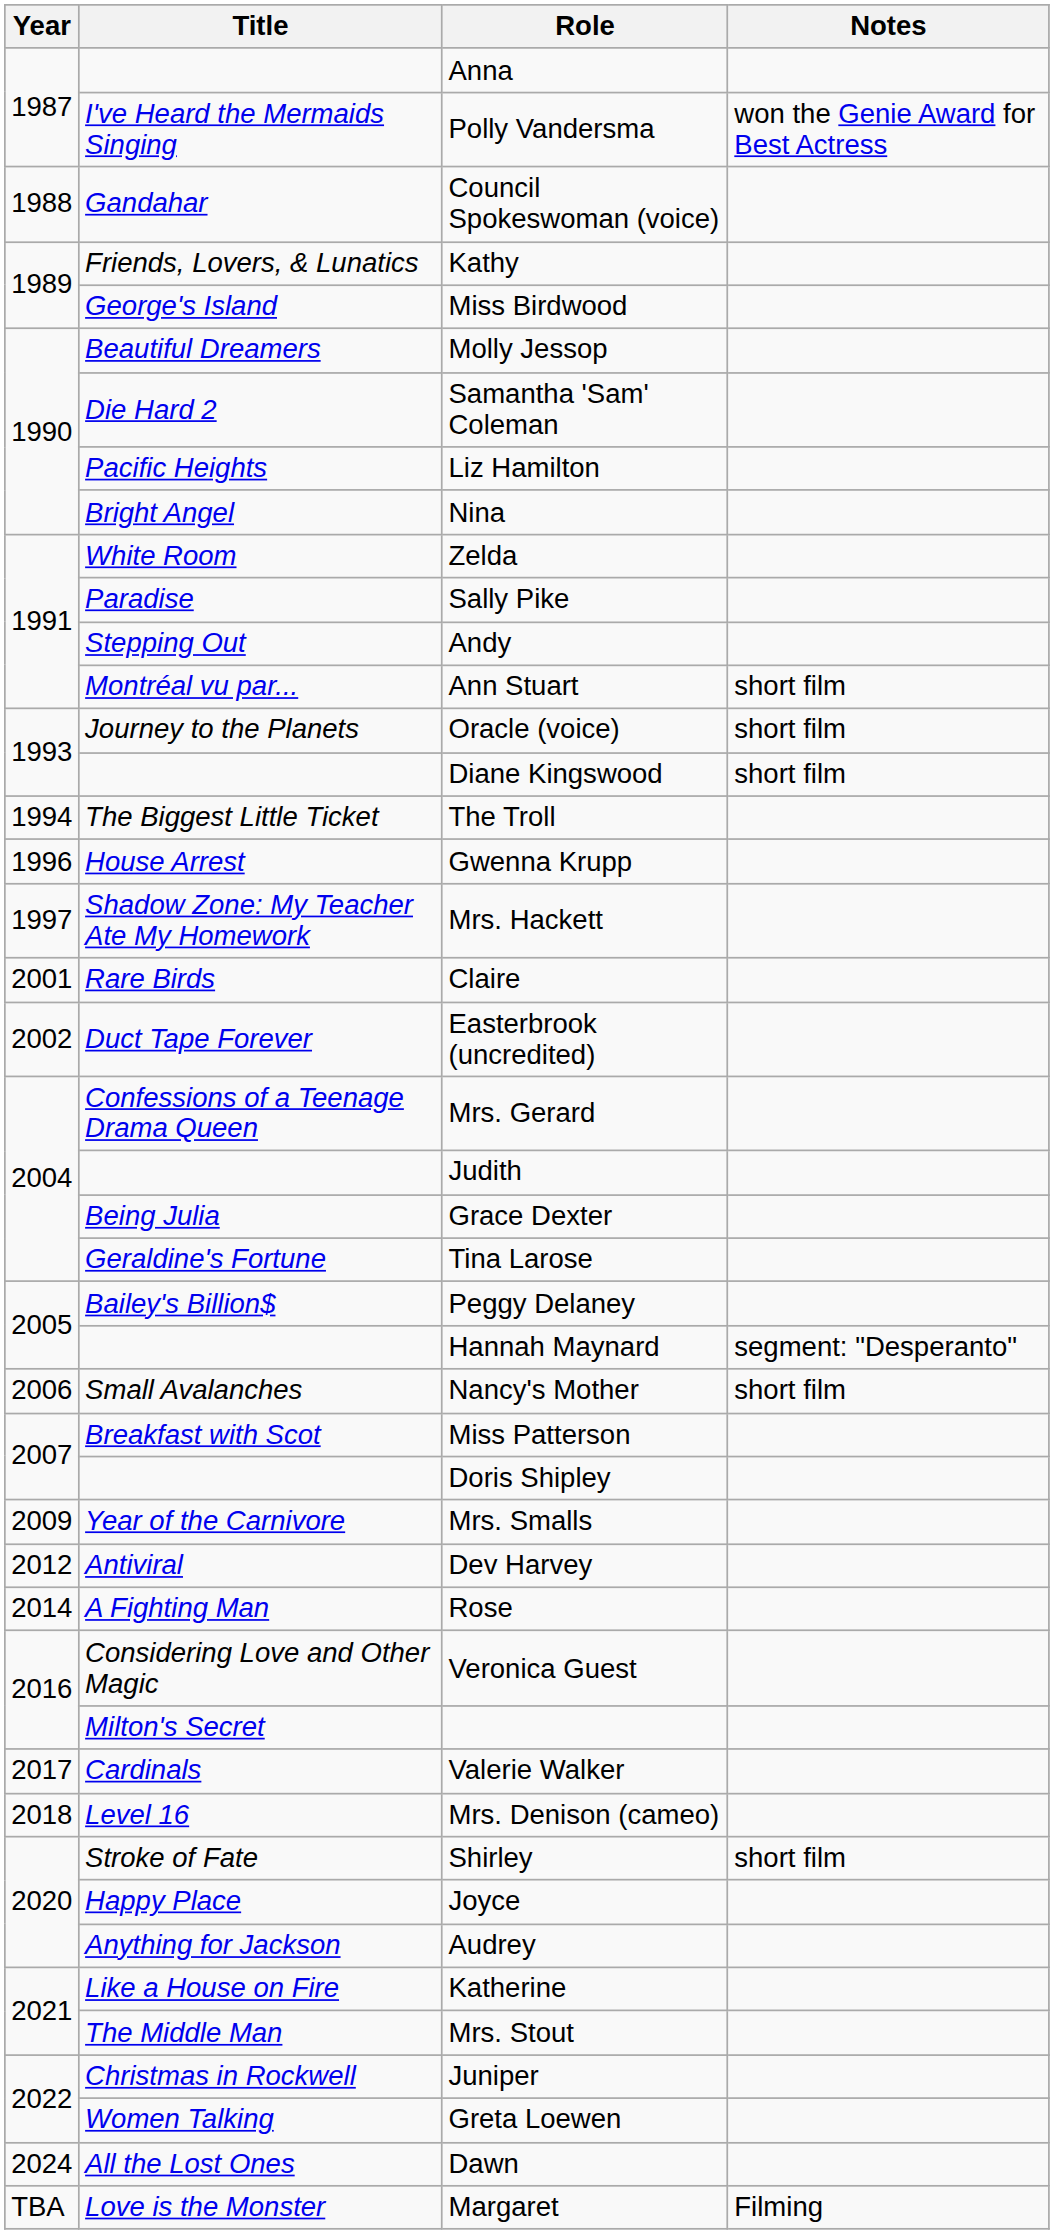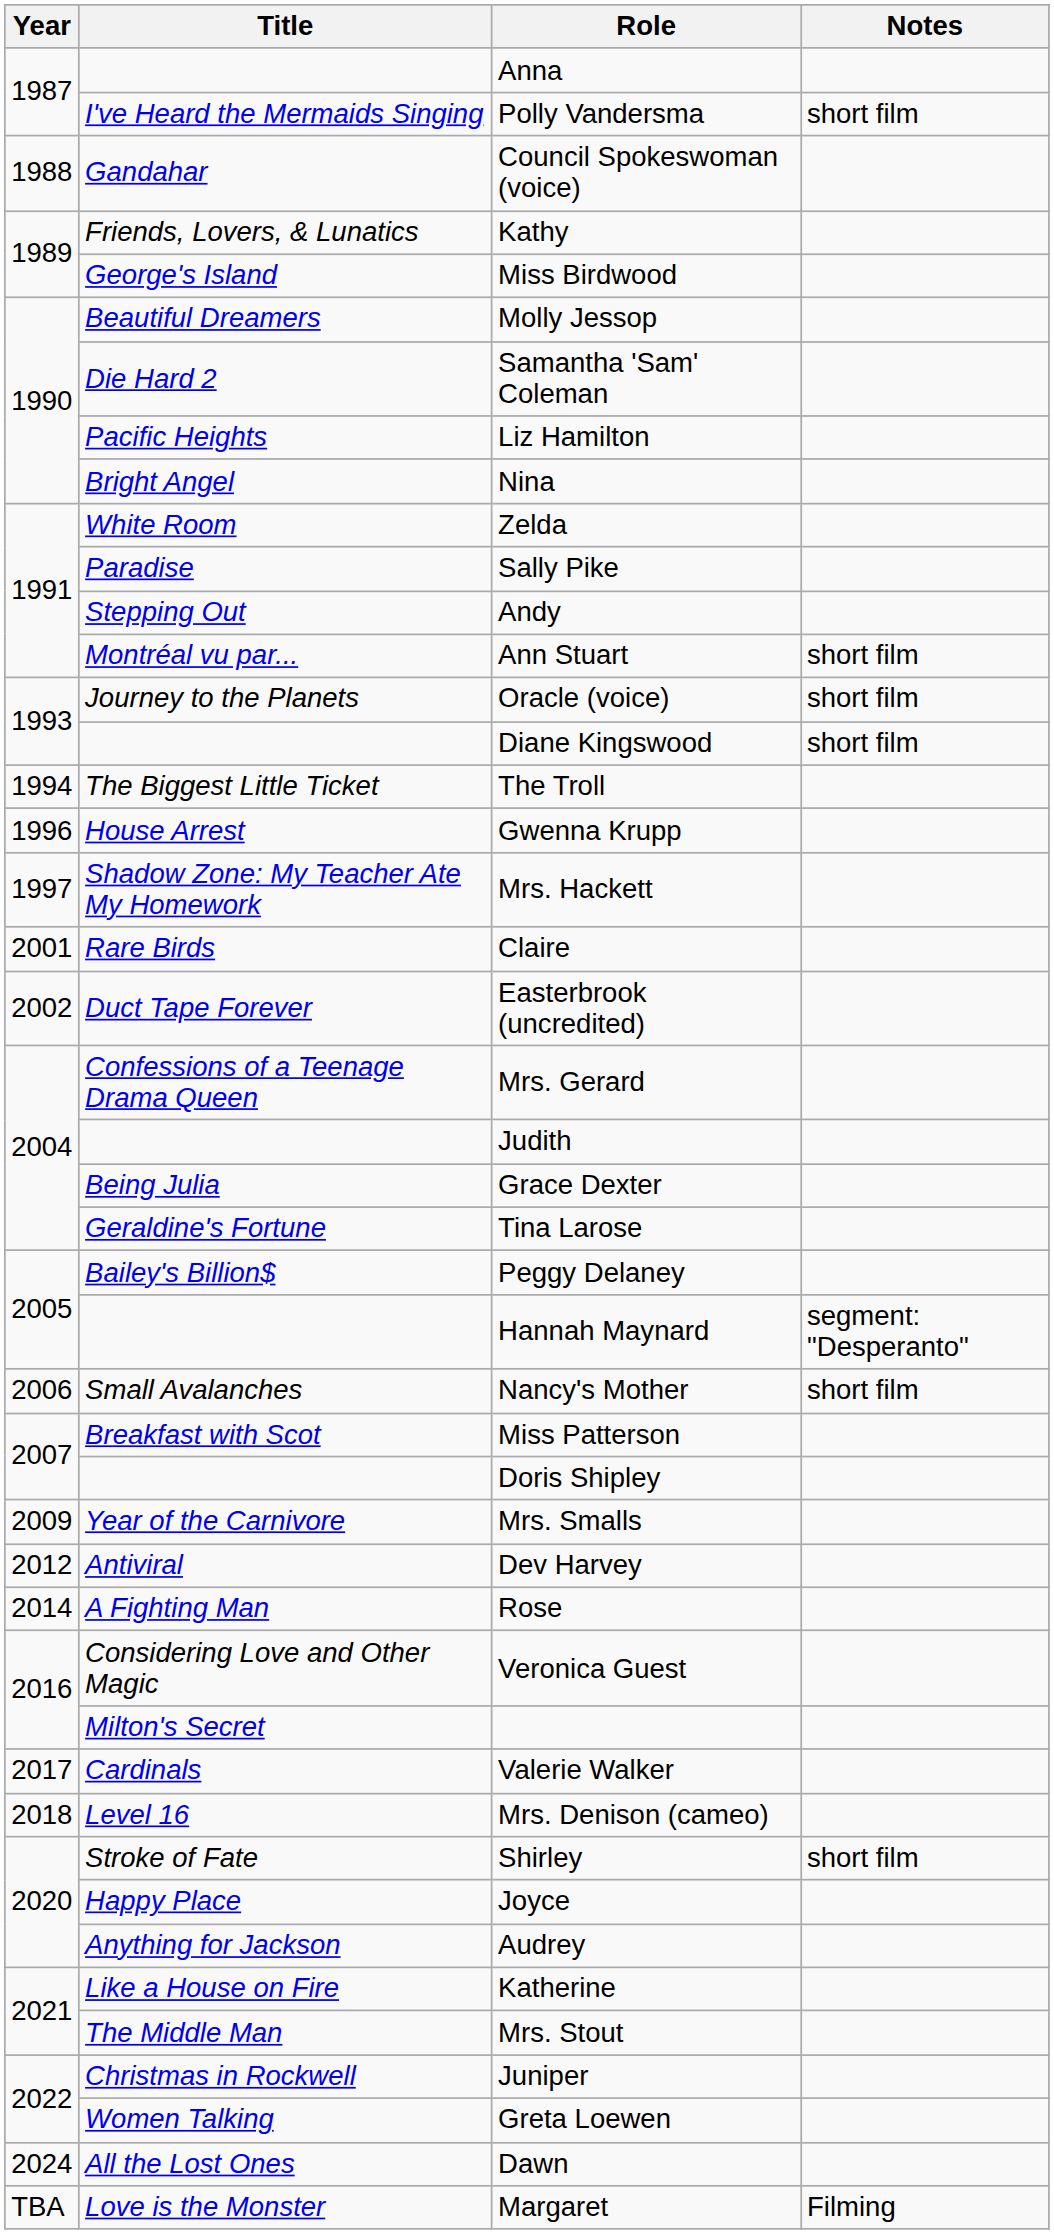(885, 129) won the Genie Award for Best Actress -> (863, 113) short film
